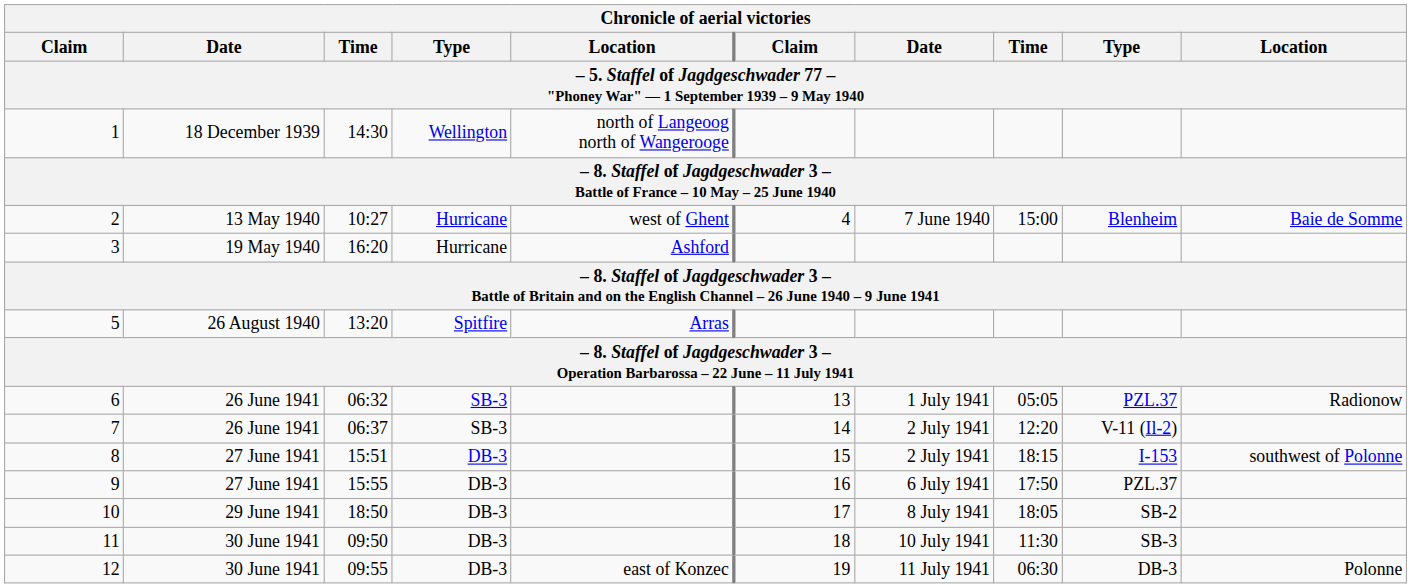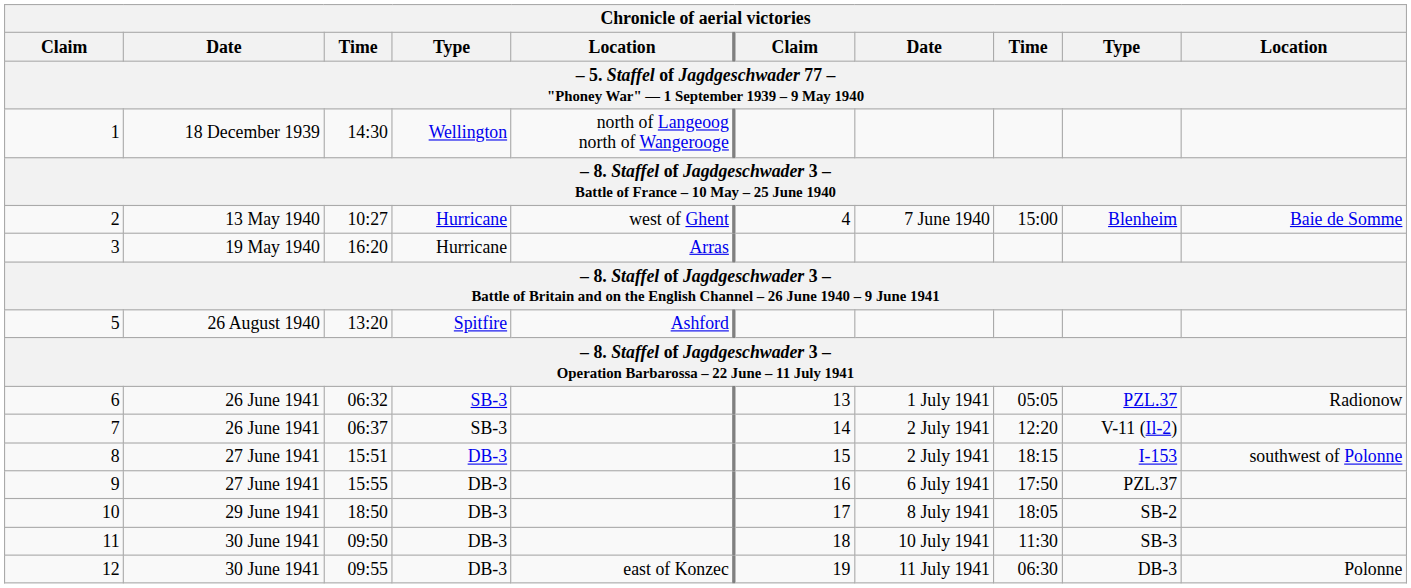(700, 247) Ashford -> (709, 247) Arras
(709, 323) Arras -> (700, 323) Ashford
